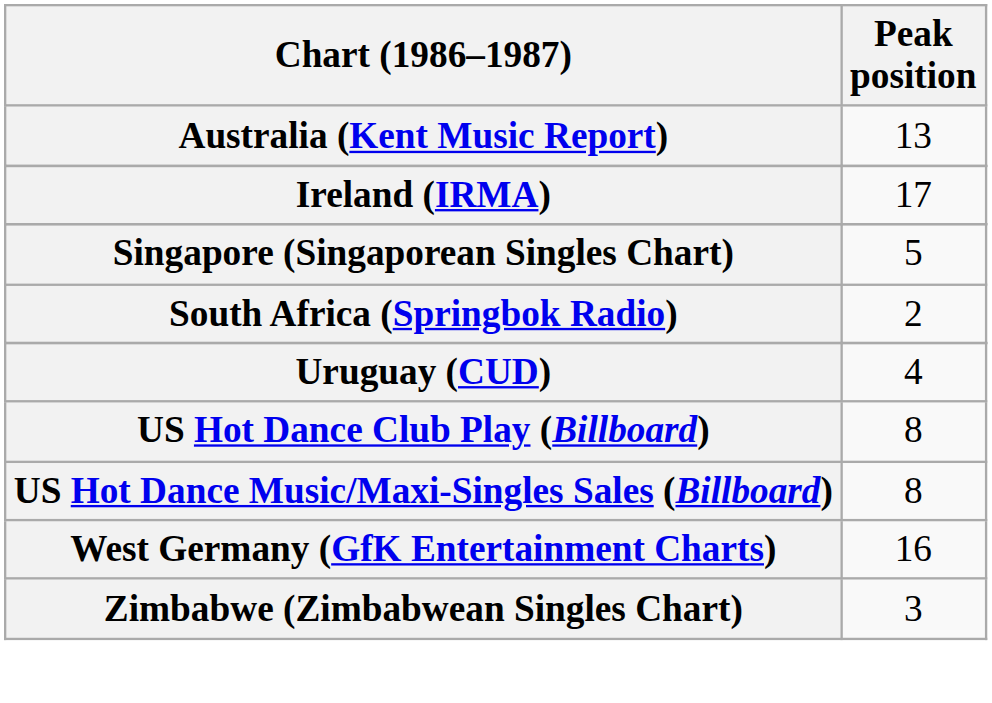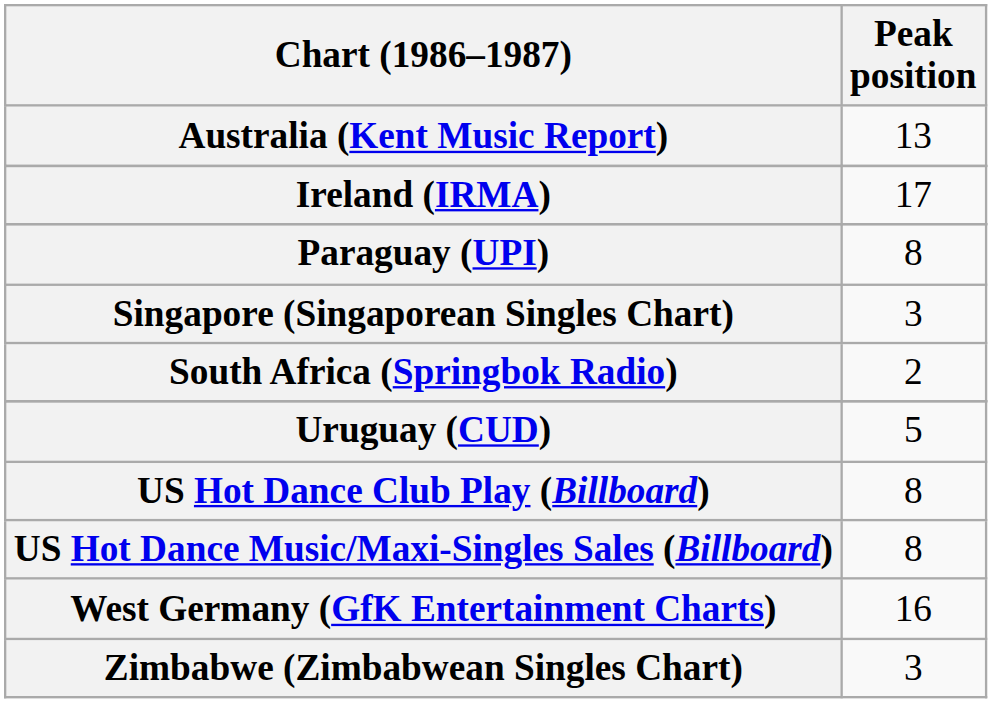+ row: (423, 253)
(913, 253) 5 -> (913, 312) 3
(913, 371) 4 -> (913, 430) 5
